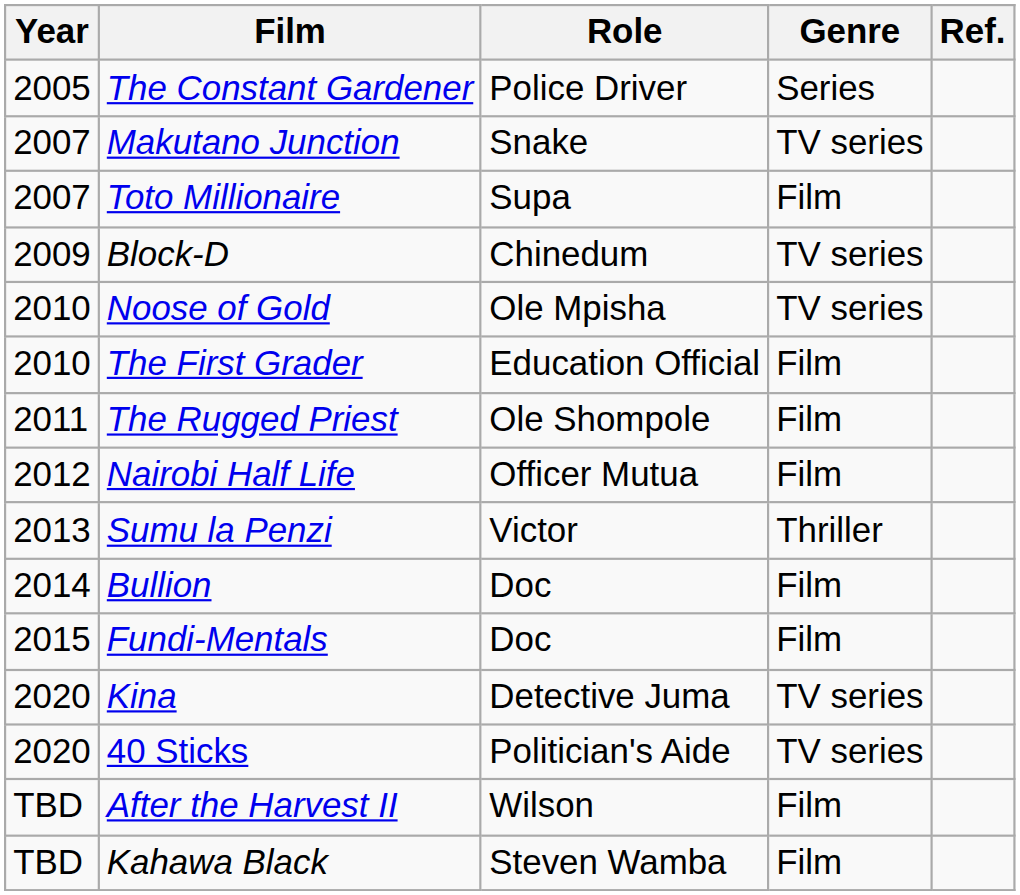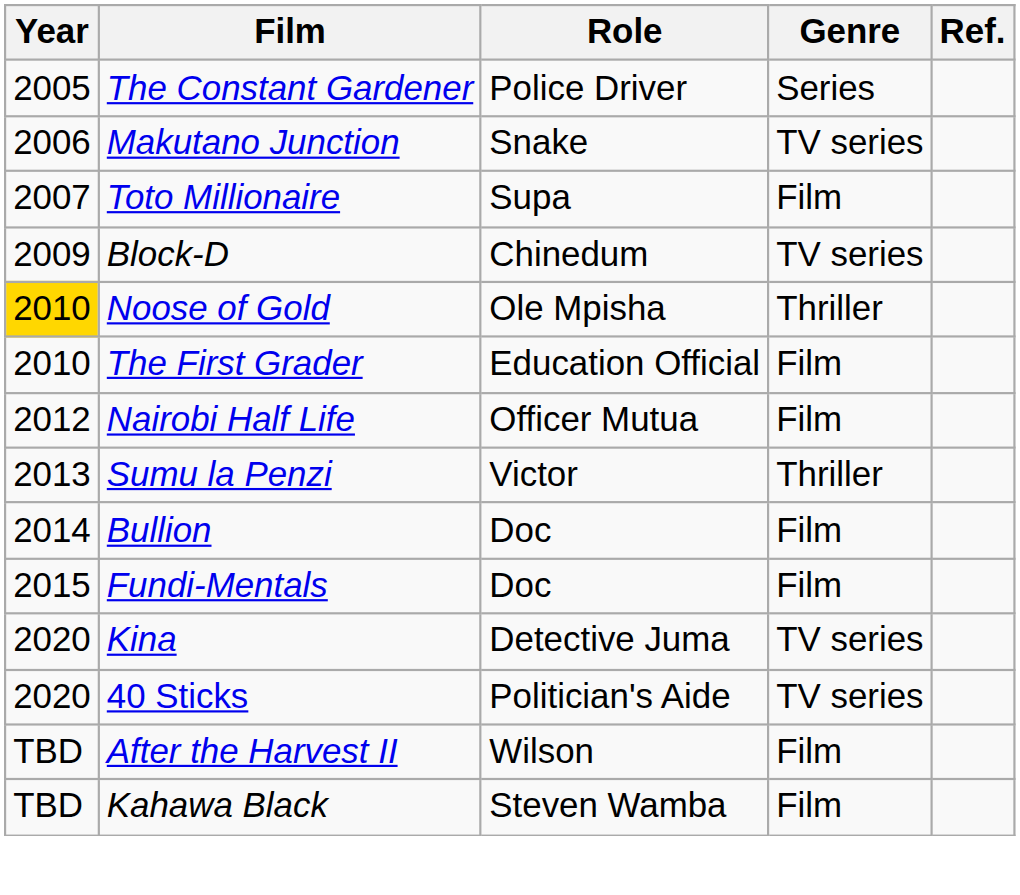(52, 142) 2007 -> (52, 142) 2006
(52, 308) no background -> (52, 308) gold background
(850, 308) TV series -> (829, 308) Thriller
- row: (252, 419)
